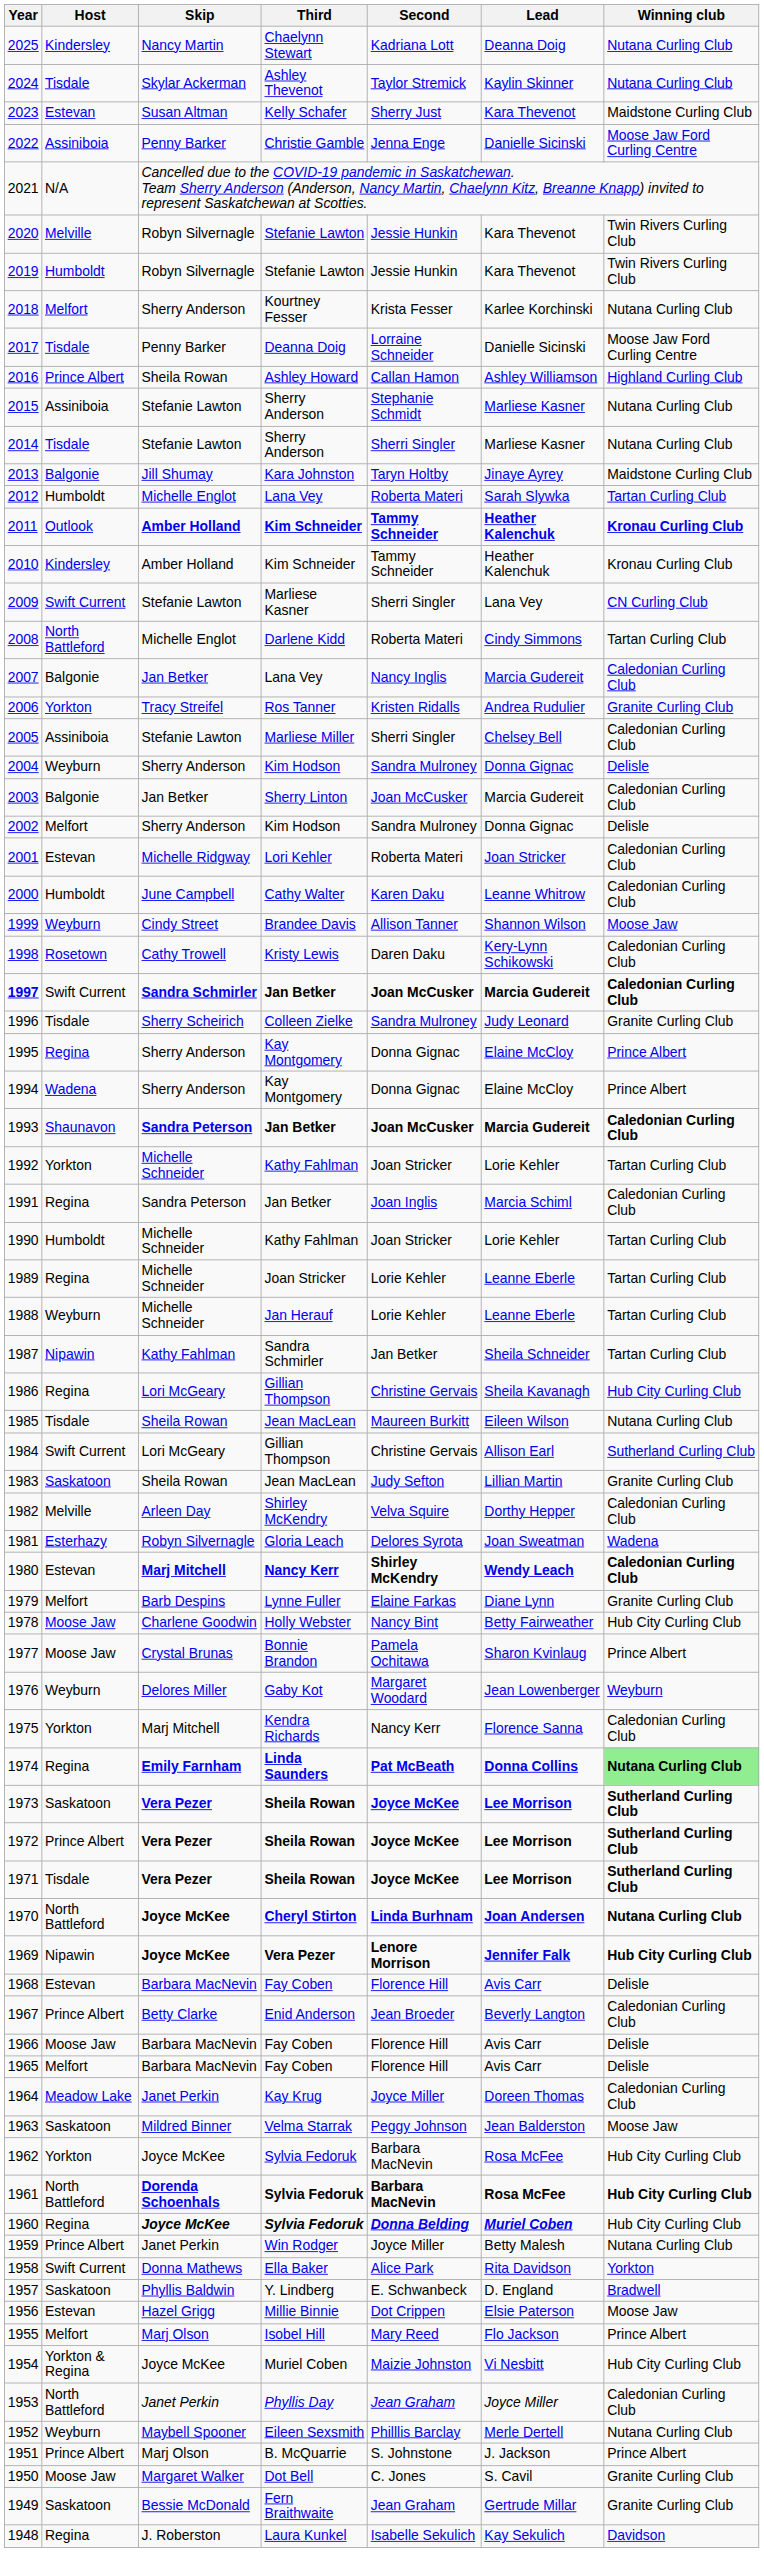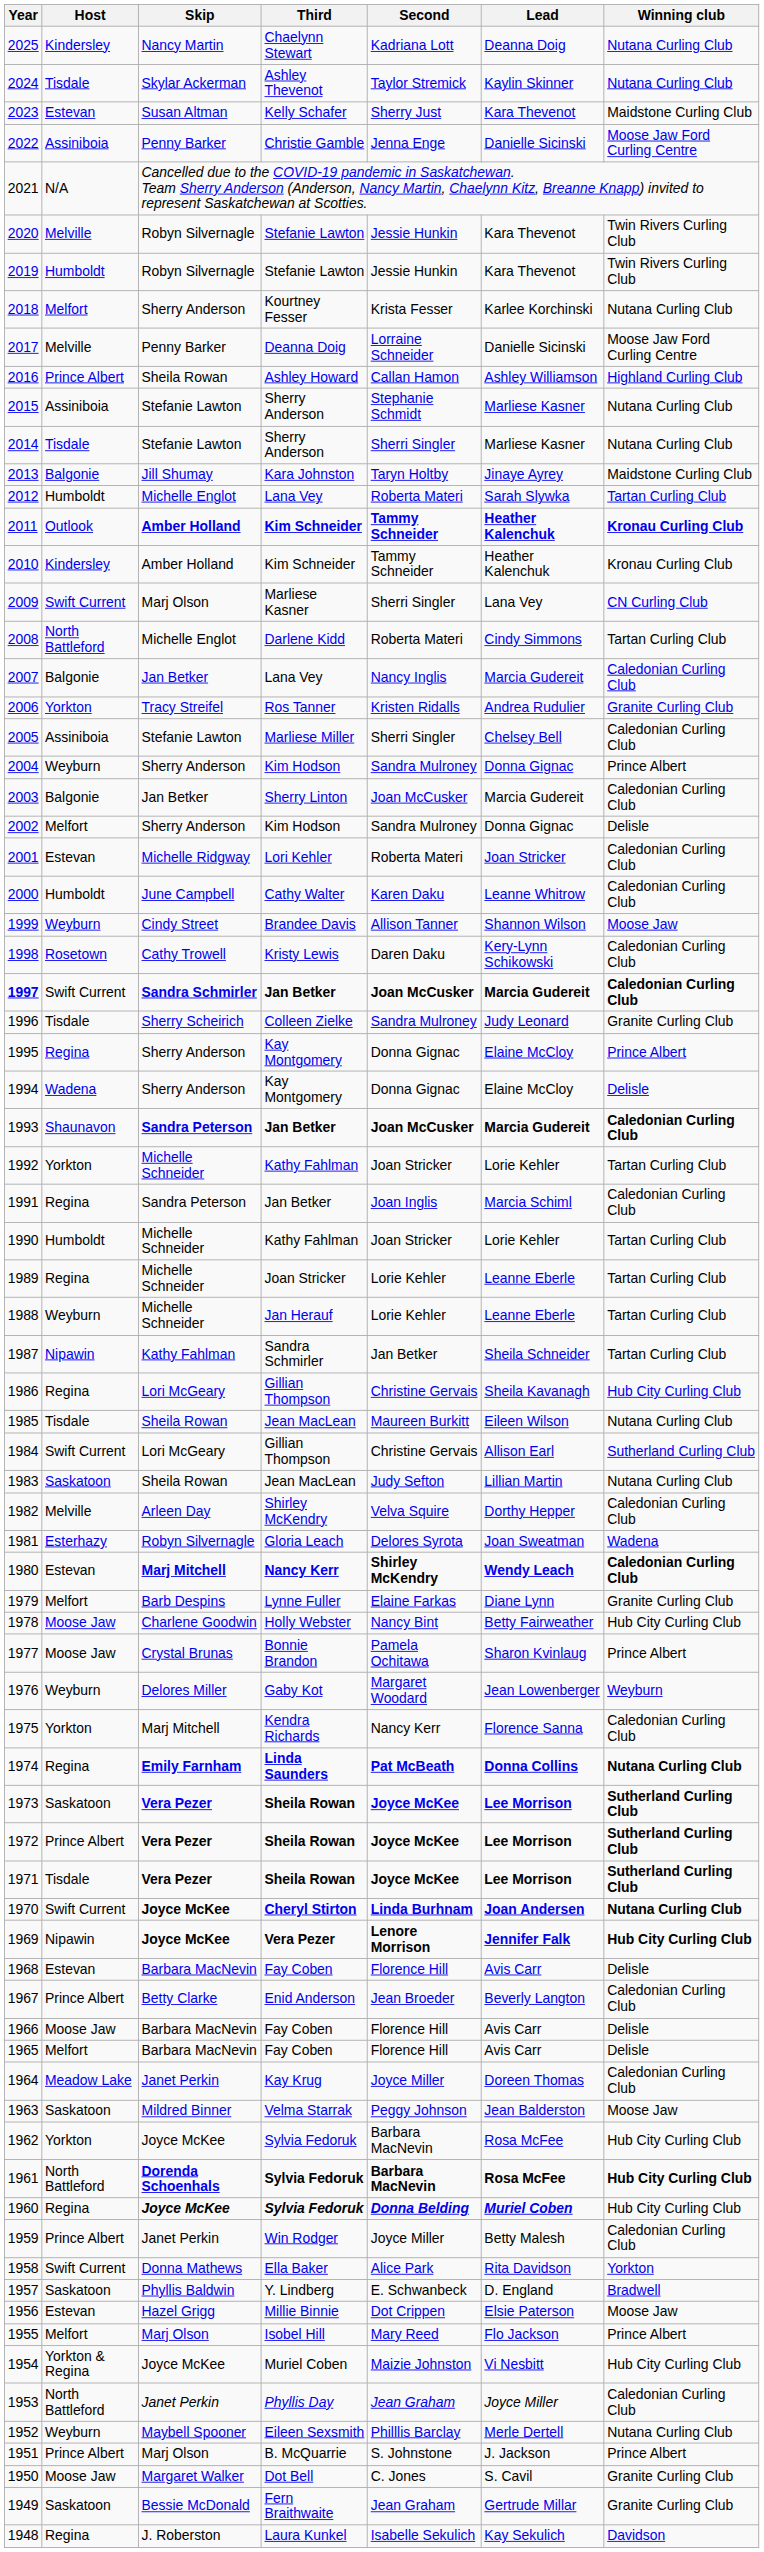(67, 347) Tisdale -> (68, 347) Melville
(191, 602) Stefanie Lawton -> (175, 602) Marj Olson
(628, 767) Delisle -> (647, 767) Prince Albert
(647, 1089) Prince Albert -> (628, 1089) Delisle
(670, 1481) Granite Curling Club -> (670, 1481) Nutana Curling Club
(674, 1766) lightgreen background -> (674, 1766) no background
(75, 1917) North Battleford -> (85, 1909) Swift Current
(670, 2246) Nutana Curling Club -> (666, 2238) Caledonian Curling Club
